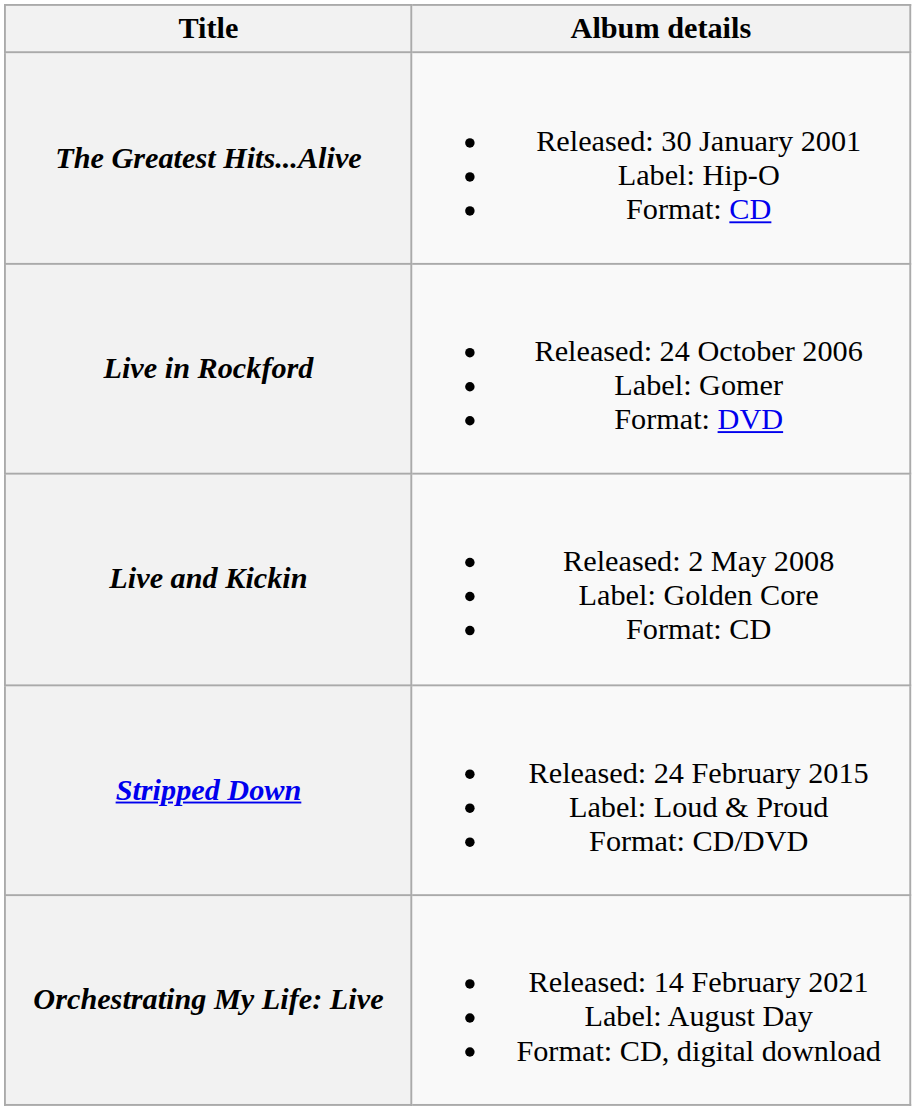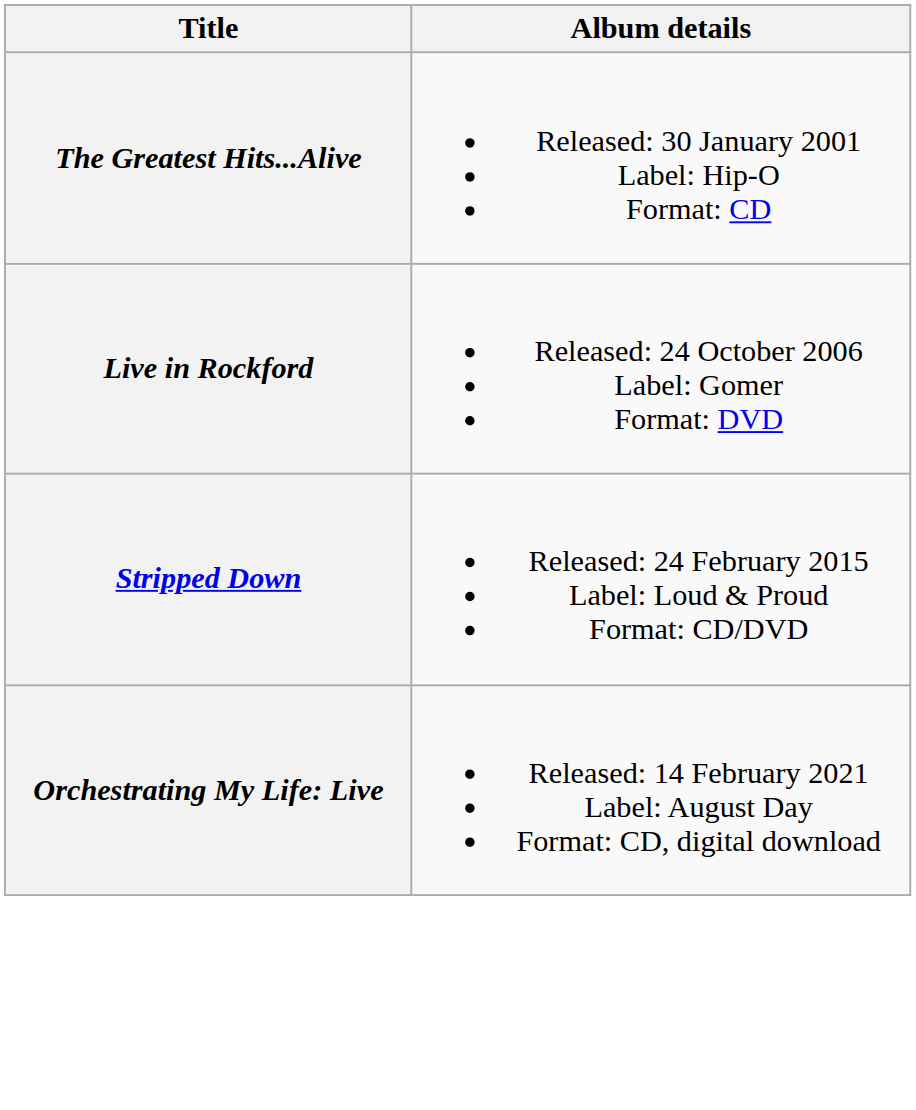- row: (208, 578)
